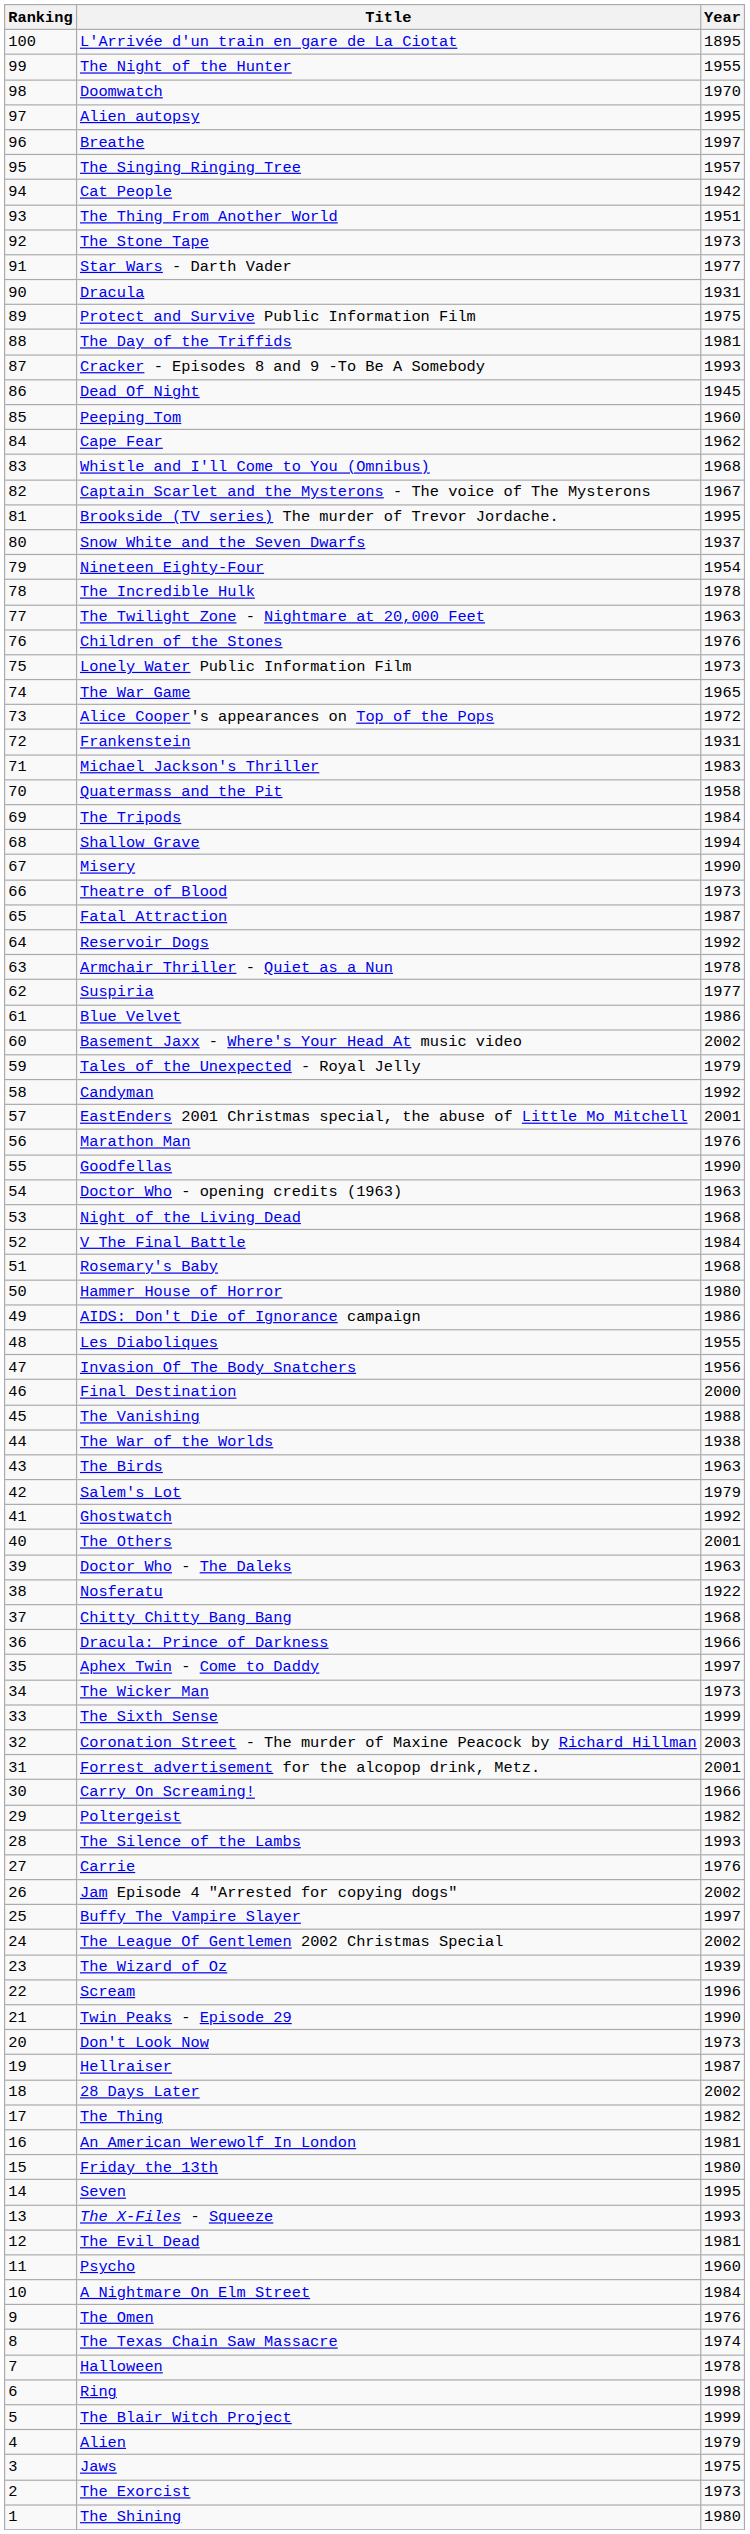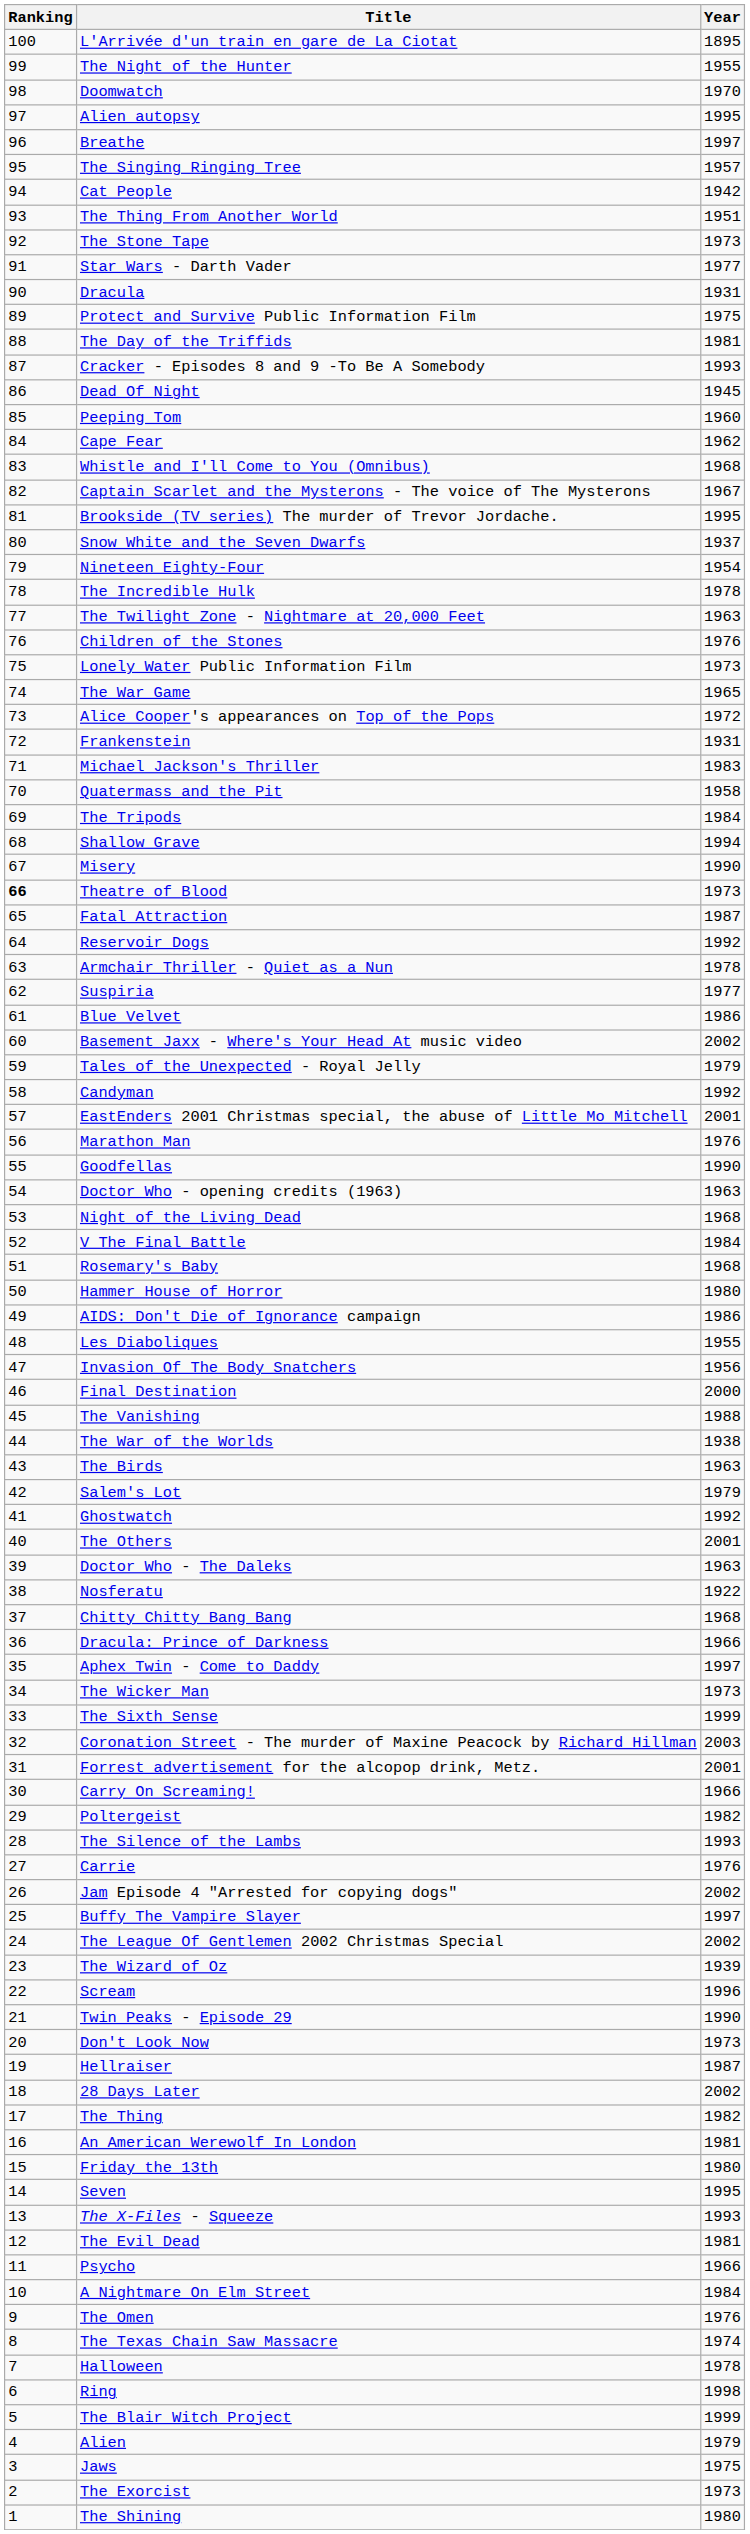(17, 892) normal -> (17, 892) bold
(722, 2267) 1960 -> (722, 2267) 1966
